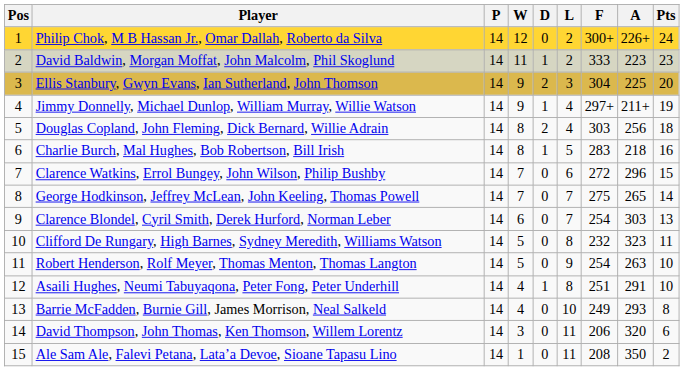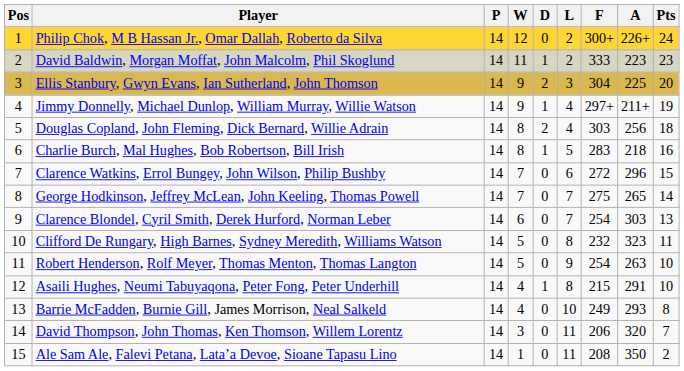(599, 286) 251 -> (599, 286) 215
(666, 331) 6 -> (666, 331) 7
